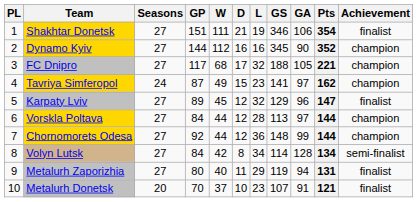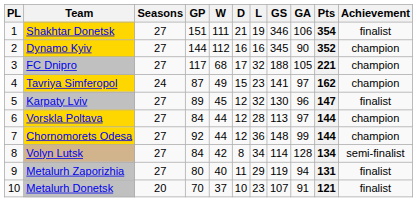(279, 101) 129 -> (279, 101) 130
